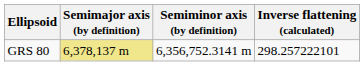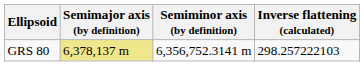(299, 50) 298.257222101 -> (299, 50) 298.257222103
